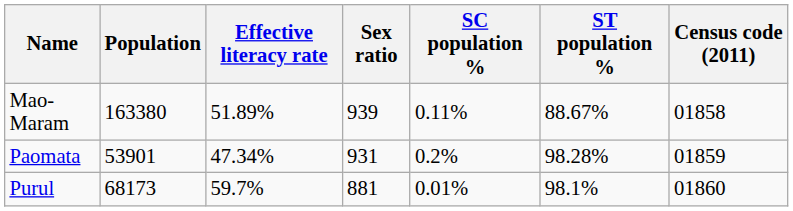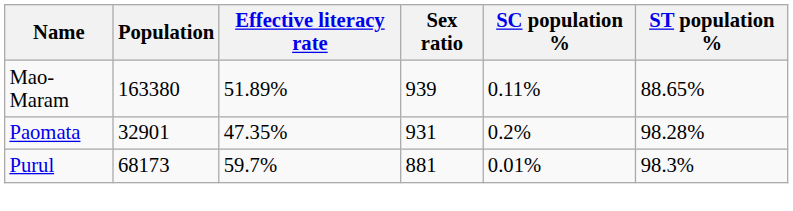- column: (728, 44)
(577, 111) 88.67% -> (673, 88) 88.65%
(130, 155) 53901 -> (144, 132) 32901
(242, 155) 47.34% -> (256, 132) 47.35%
(571, 188) 98.1% -> (667, 165) 98.3%
